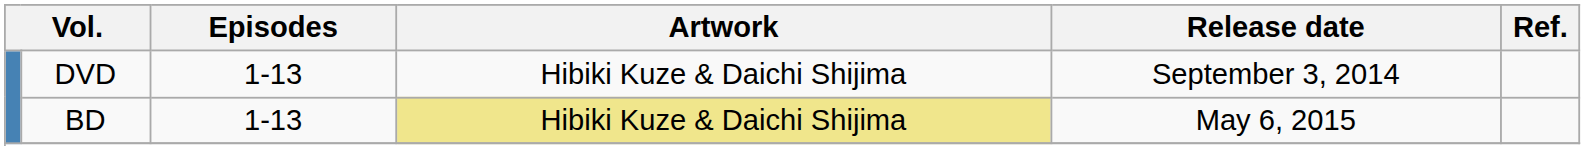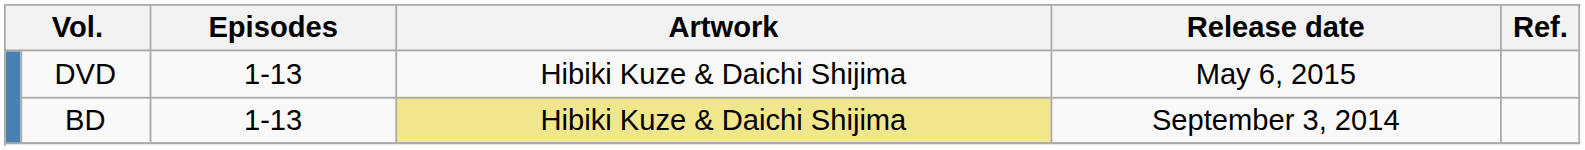(1276, 73) September 3, 2014 -> (1276, 73) May 6, 2015
(1276, 119) May 6, 2015 -> (1276, 119) September 3, 2014
